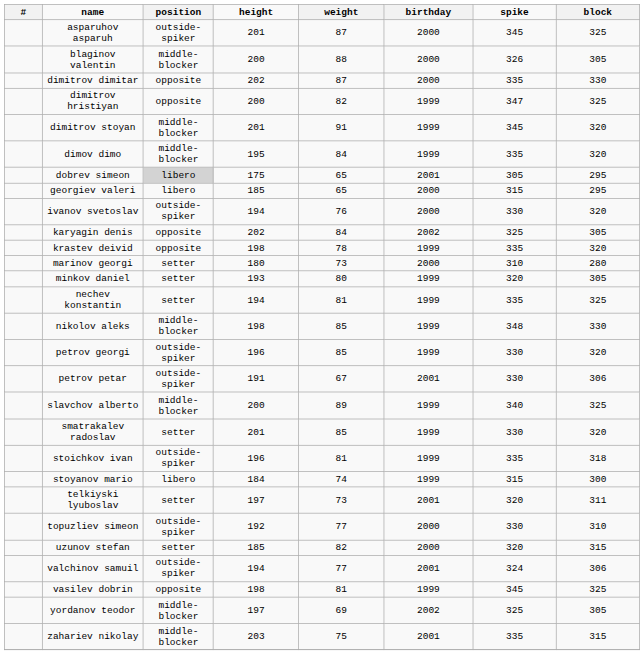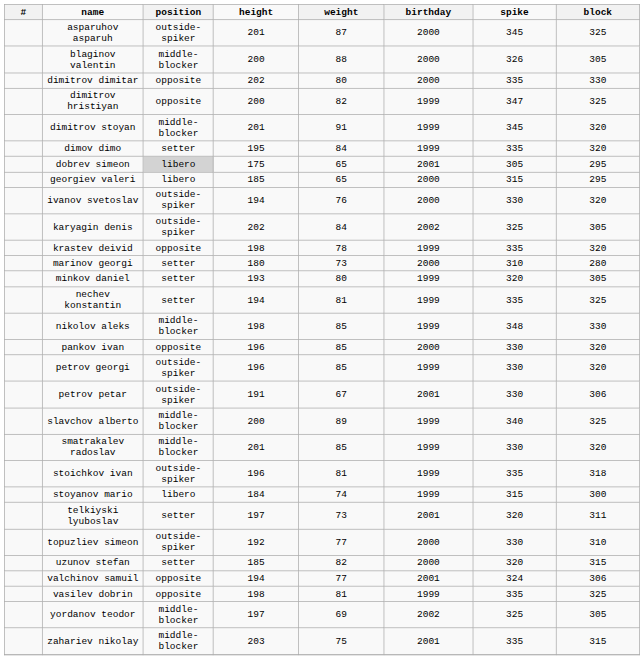(341, 80) 87 -> (341, 80) 80
(178, 154) middle-blocker -> (178, 149) setter
(178, 232) opposite -> (178, 227) outside-spiker
+ row: (93, 347)
(178, 432) setter -> (178, 447) middle-blocker
(178, 568) outside-spiker -> (178, 578) opposite
(515, 589) 345 -> (515, 594) 335
